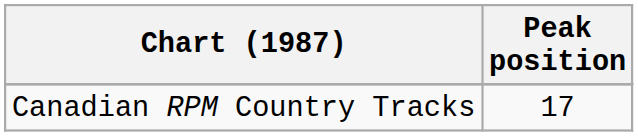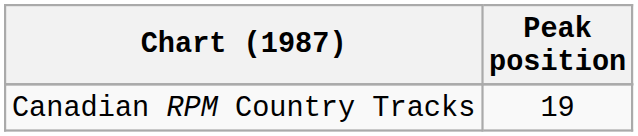(558, 108) 17 -> (558, 108) 19
